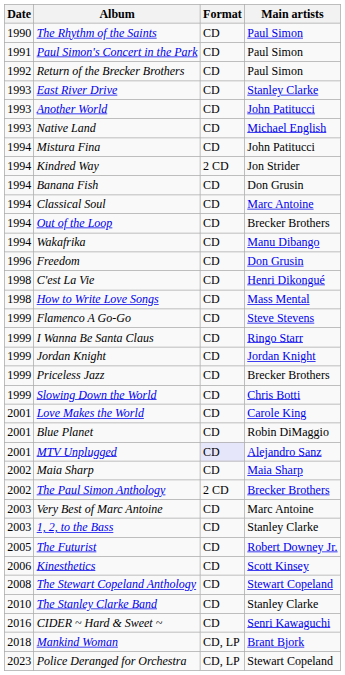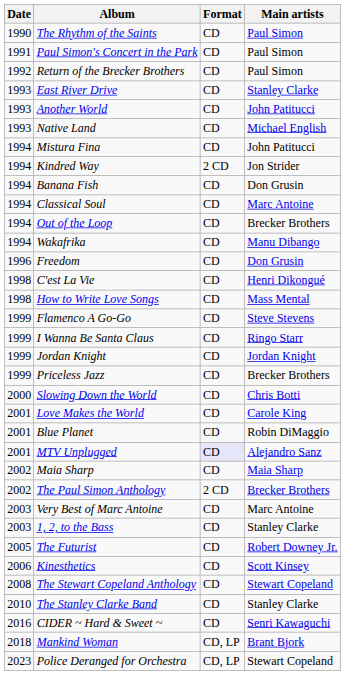(19, 394) 1999 -> (19, 394) 2000
